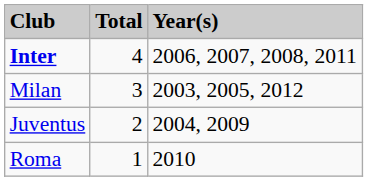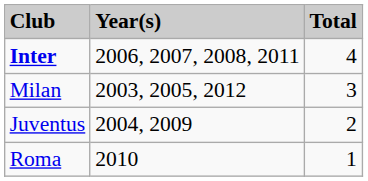columns swapped: (119, 21) <-> (185, 21)
